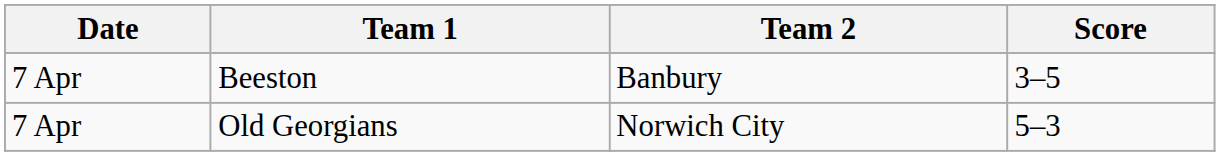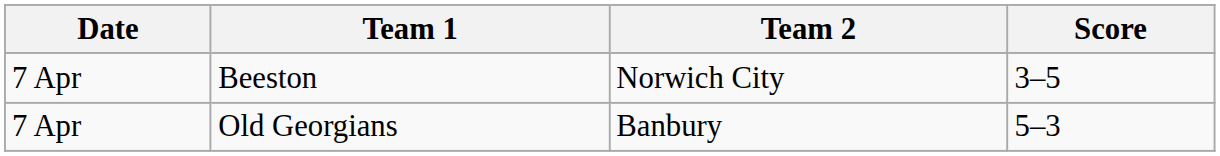(669, 77) Banbury -> (700, 77) Norwich City
(700, 126) Norwich City -> (669, 126) Banbury
